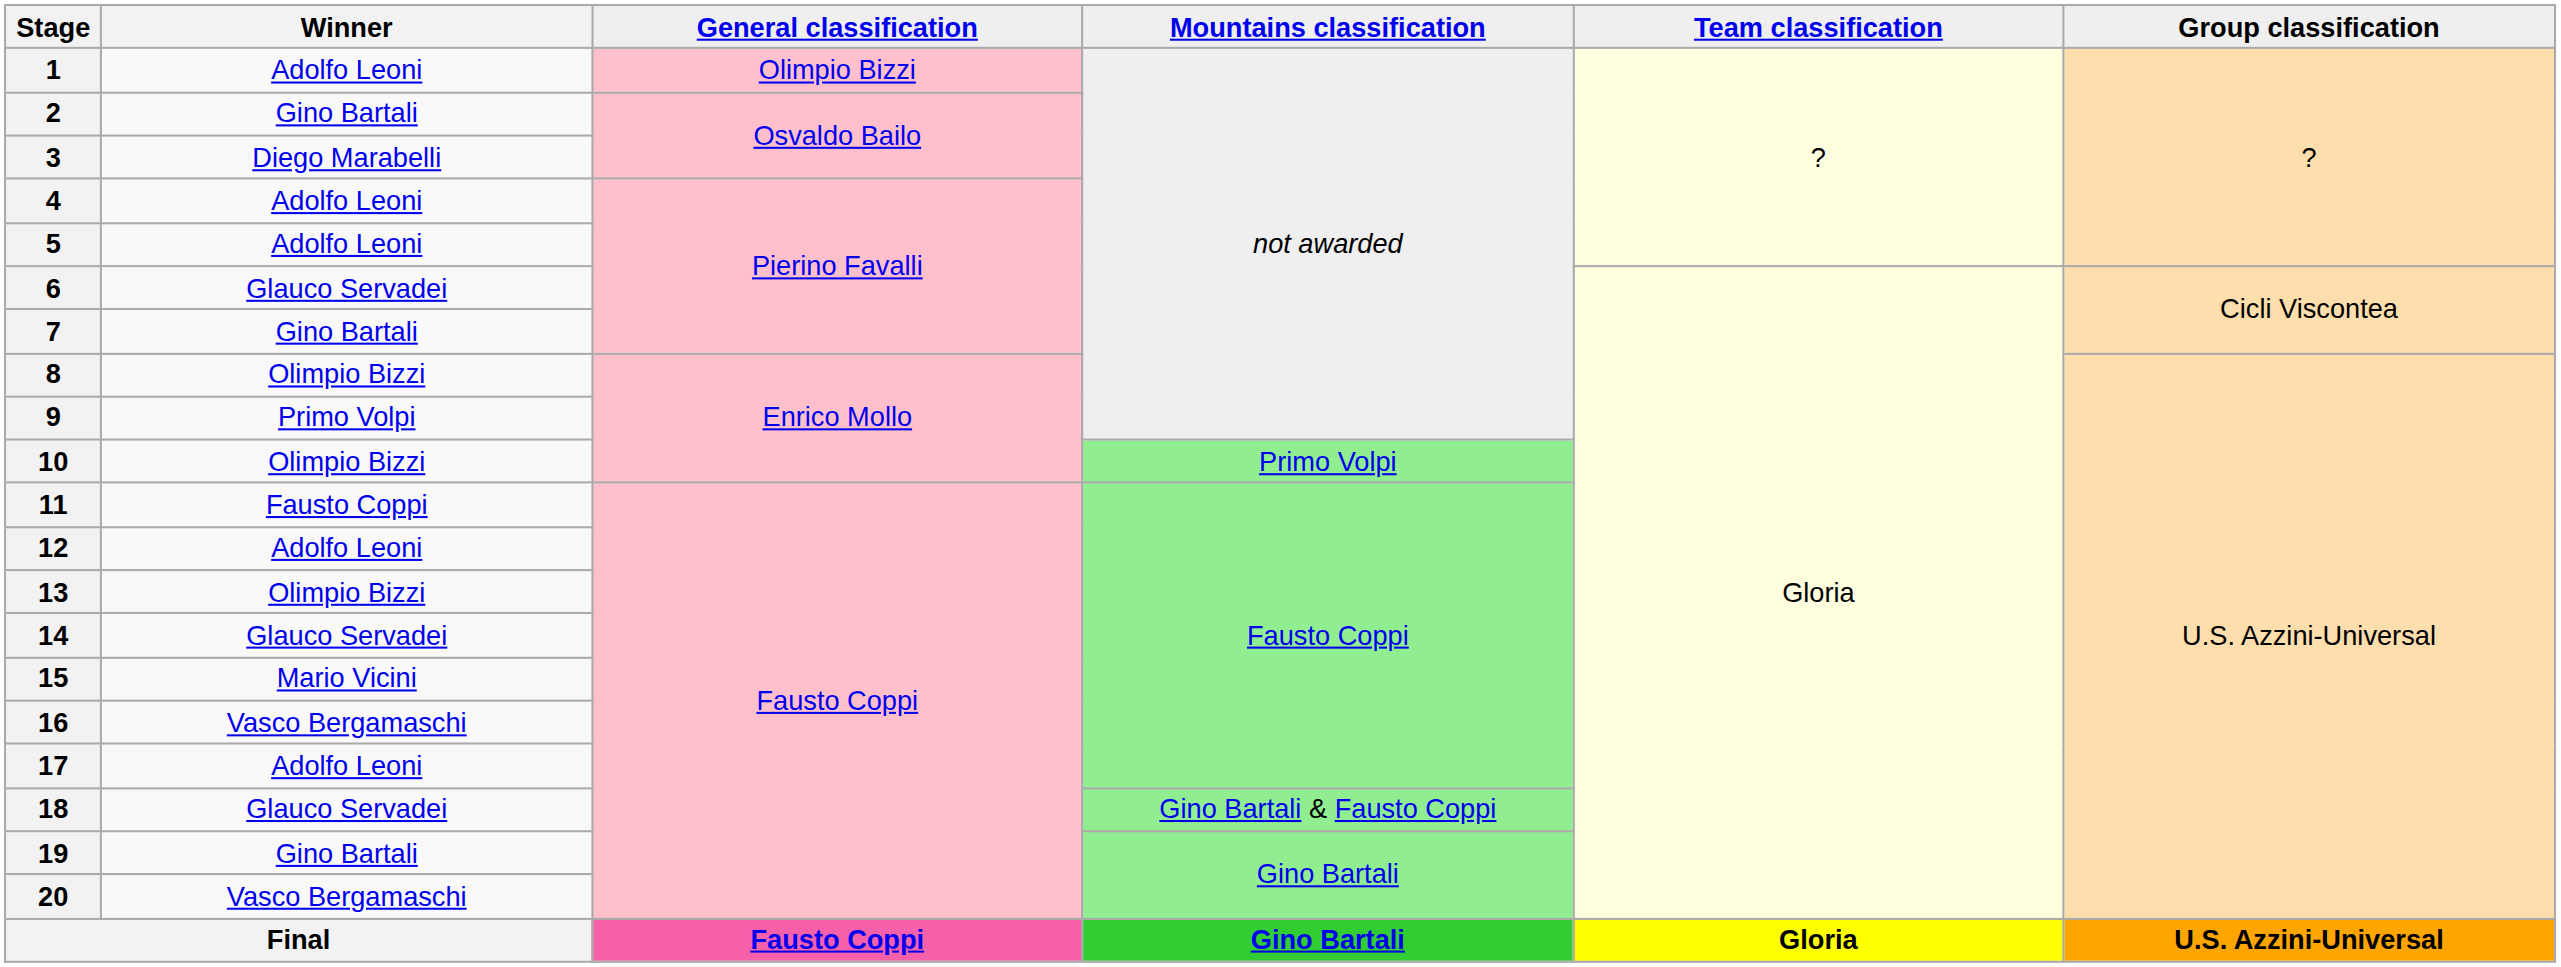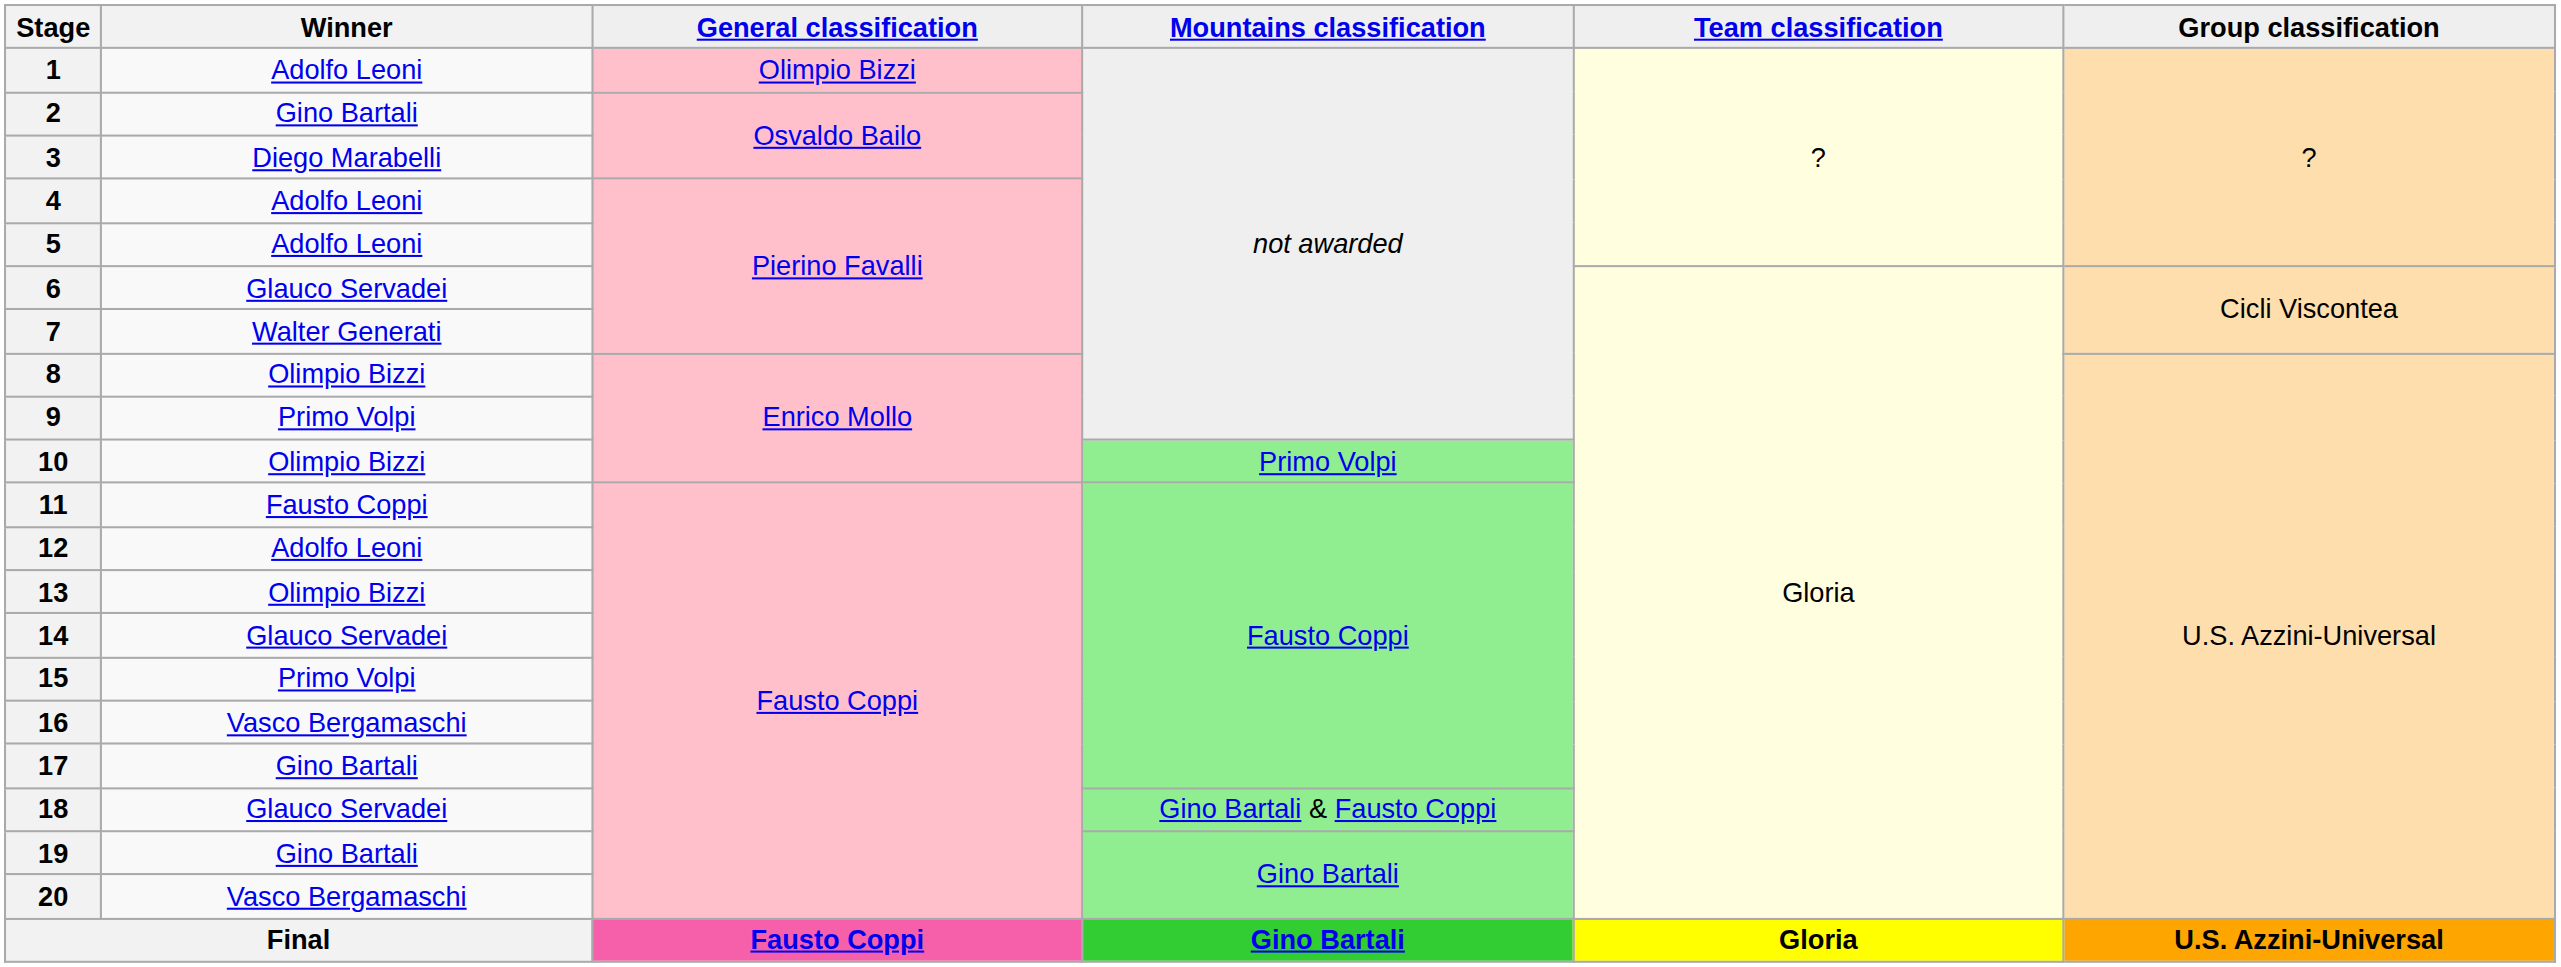(347, 331) Gino Bartali -> (347, 331) Walter Generati
(347, 679) Mario Vicini -> (347, 679) Primo Volpi
(347, 766) Adolfo Leoni -> (347, 766) Gino Bartali
